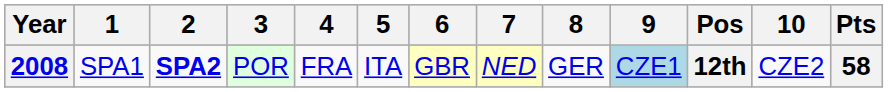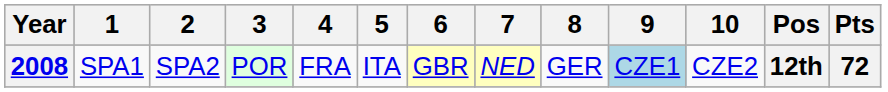columns swapped: (791, 24) <-> (720, 24)
(188, 65) bold -> (188, 65) normal
(856, 65) 58 -> (855, 65) 72
